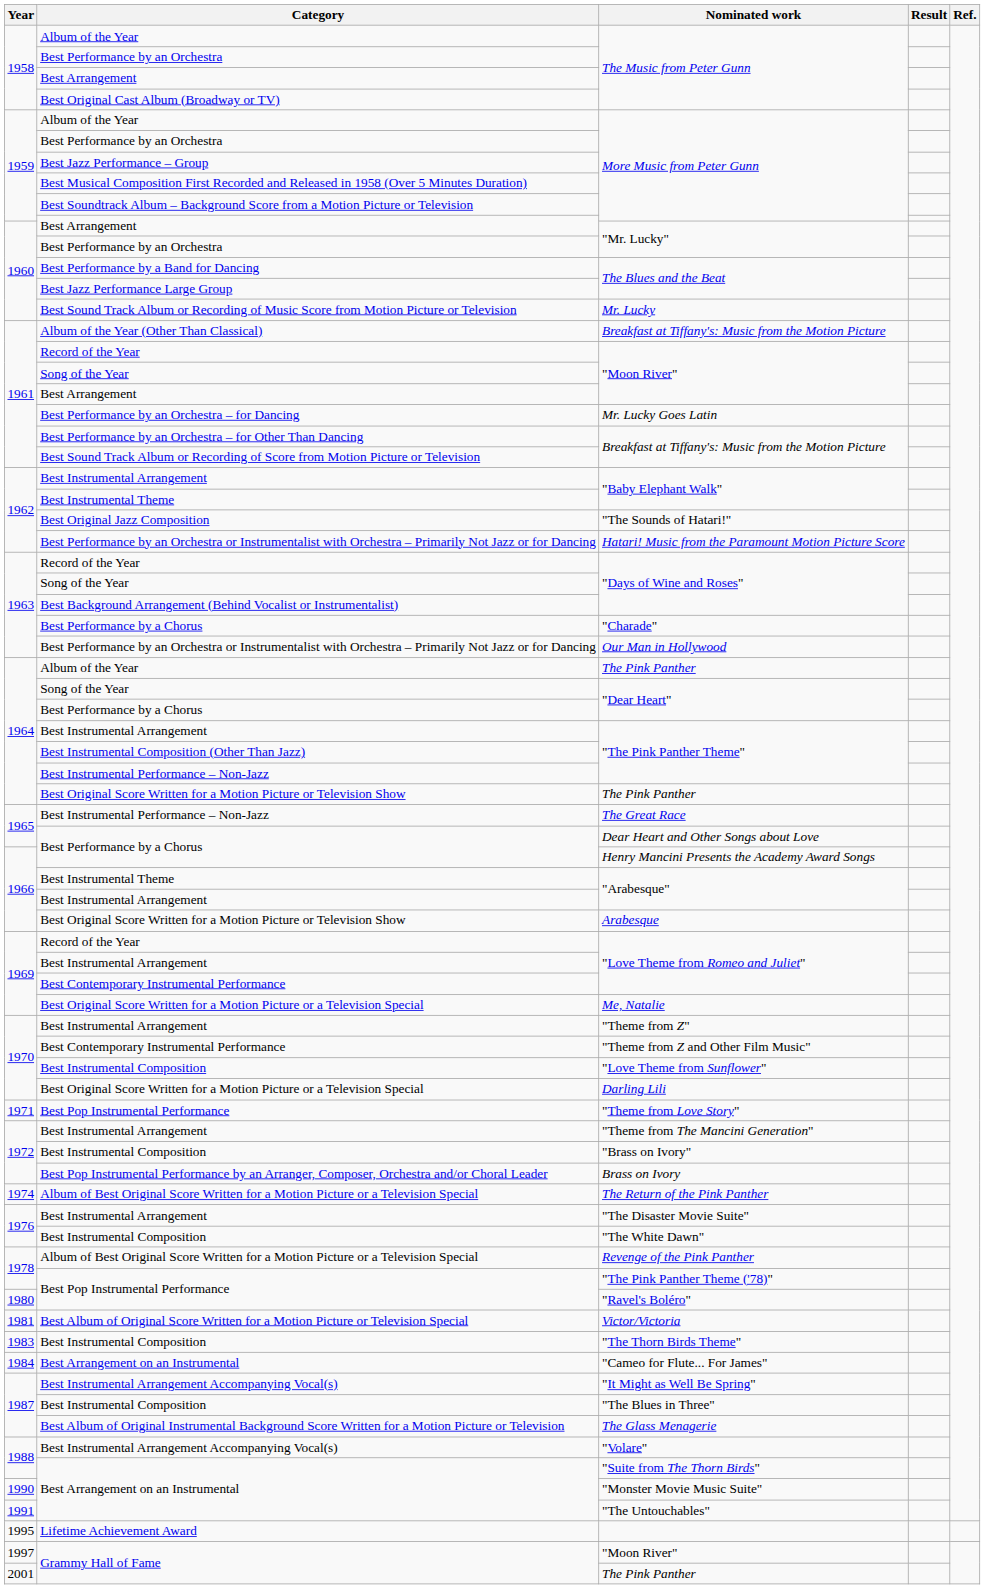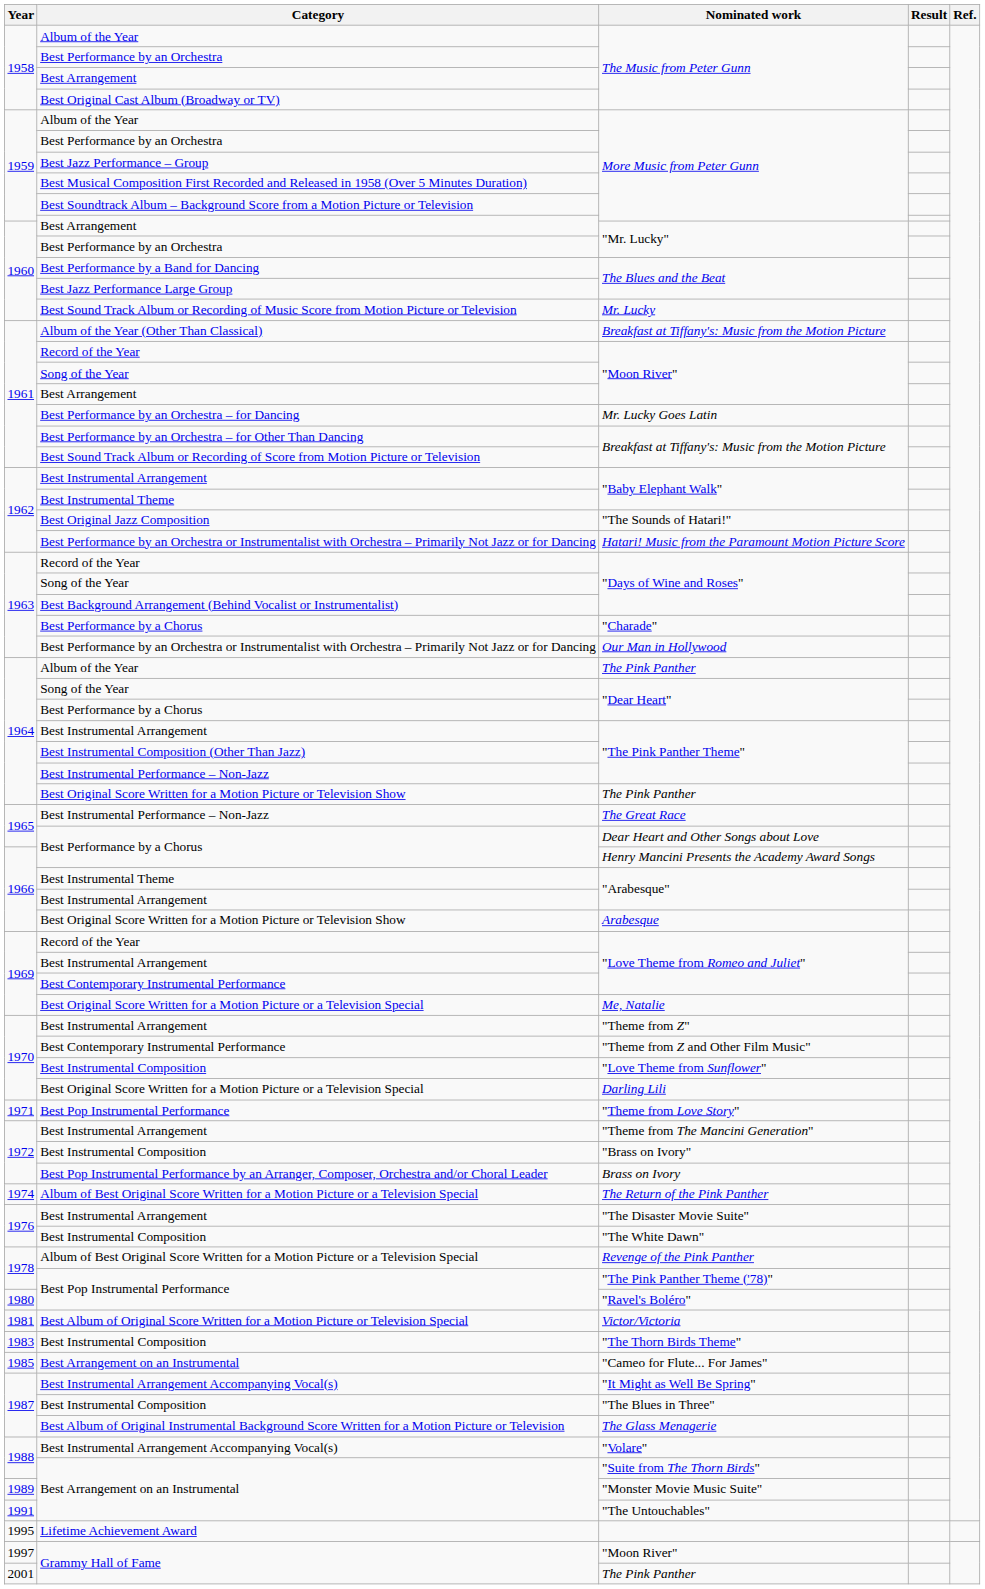(21, 1362) 1984 -> (21, 1362) 1985
(21, 1489) 1990 -> (21, 1489) 1989
